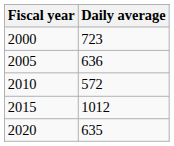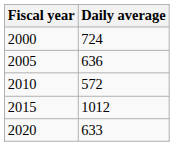(92, 38) 723 -> (92, 38) 724
(92, 130) 635 -> (92, 130) 633
